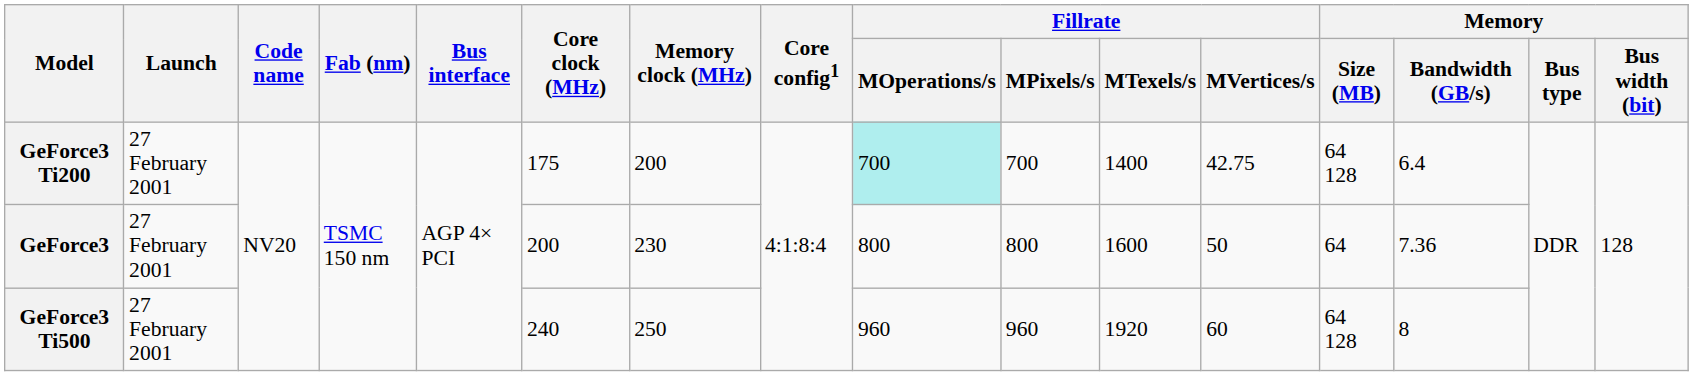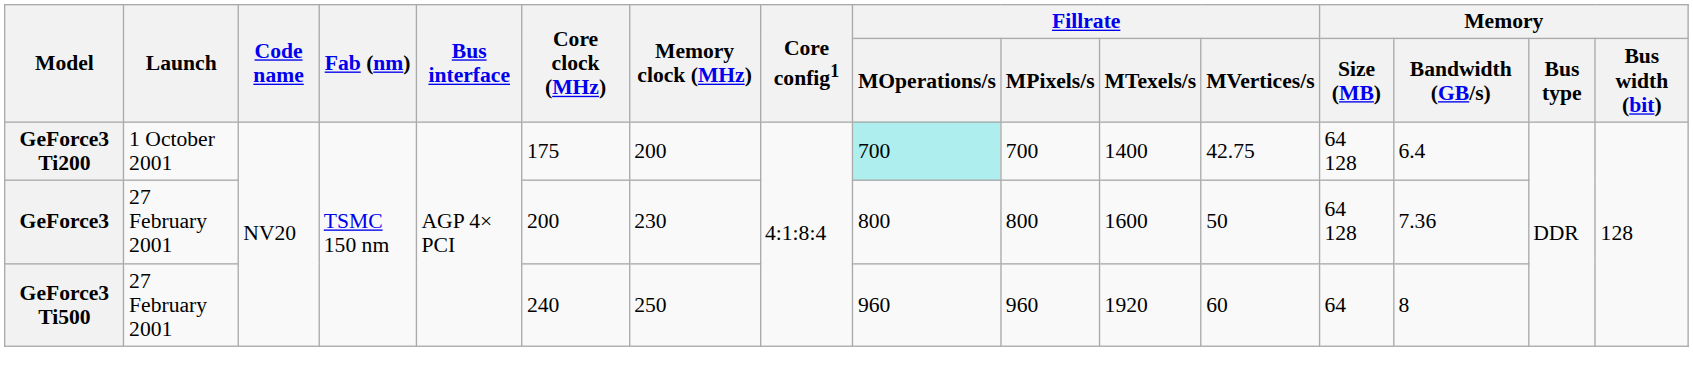(168, 163) 27 February 2001 -> (172, 150) 1 October 2001
(1335, 245) 64 -> (1341, 221) 64 128
(1341, 328) 64 128 -> (1335, 304) 64
